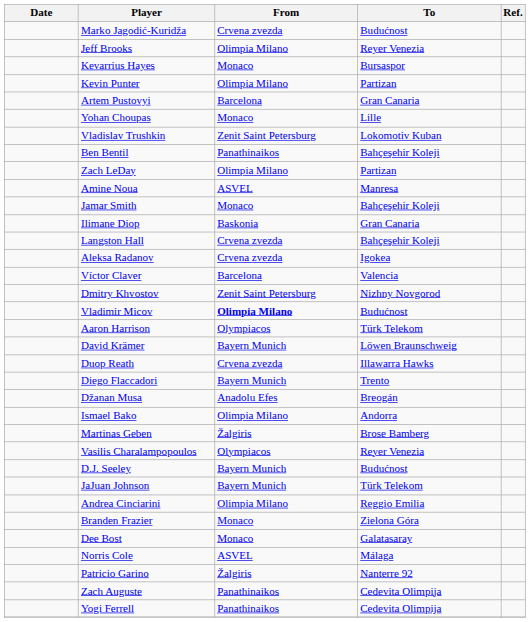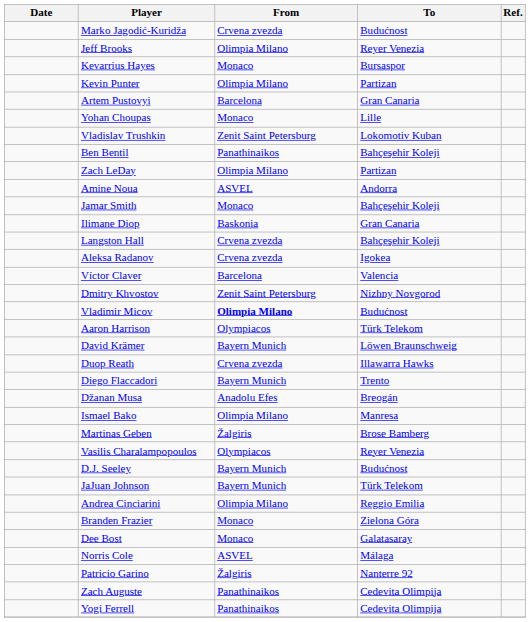(379, 188) Manresa -> (379, 188) Andorra
(379, 415) Andorra -> (379, 415) Manresa
